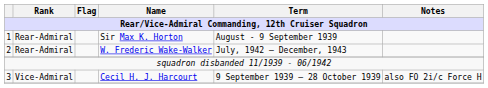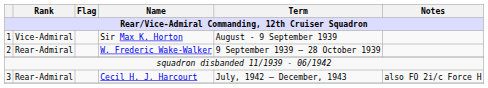(44, 37) Rear-Admiral -> (44, 37) Vice-Admiral
(281, 50) July, 1942 – December, 1943 -> (298, 50) 9 September 1939 – 28 October 1939
(44, 77) Vice-Admiral -> (44, 77) Rear-Admiral
(298, 77) 9 September 1939 – 28 October 1939 -> (281, 77) July, 1942 – December, 1943
